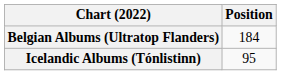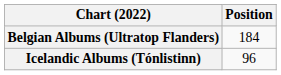(249, 59) 95 -> (249, 59) 96
